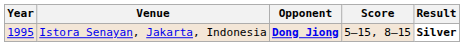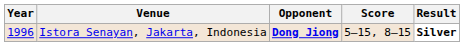(21, 32) 1995 -> (21, 32) 1996
